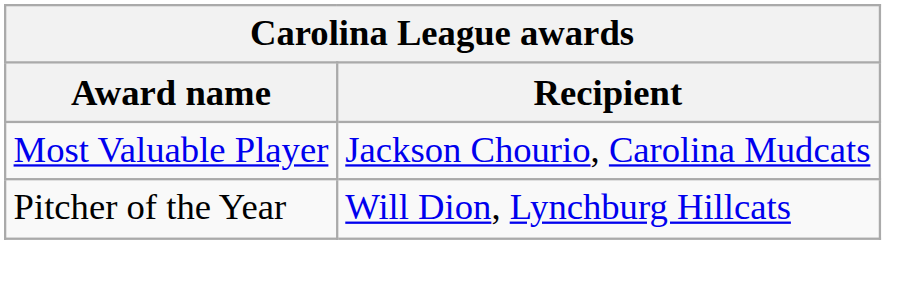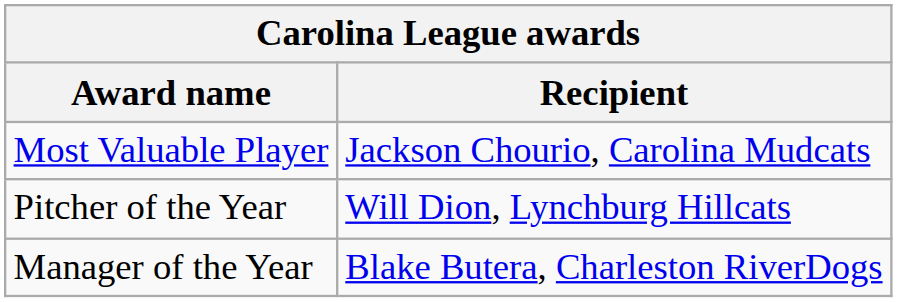+ row: (163, 265)
